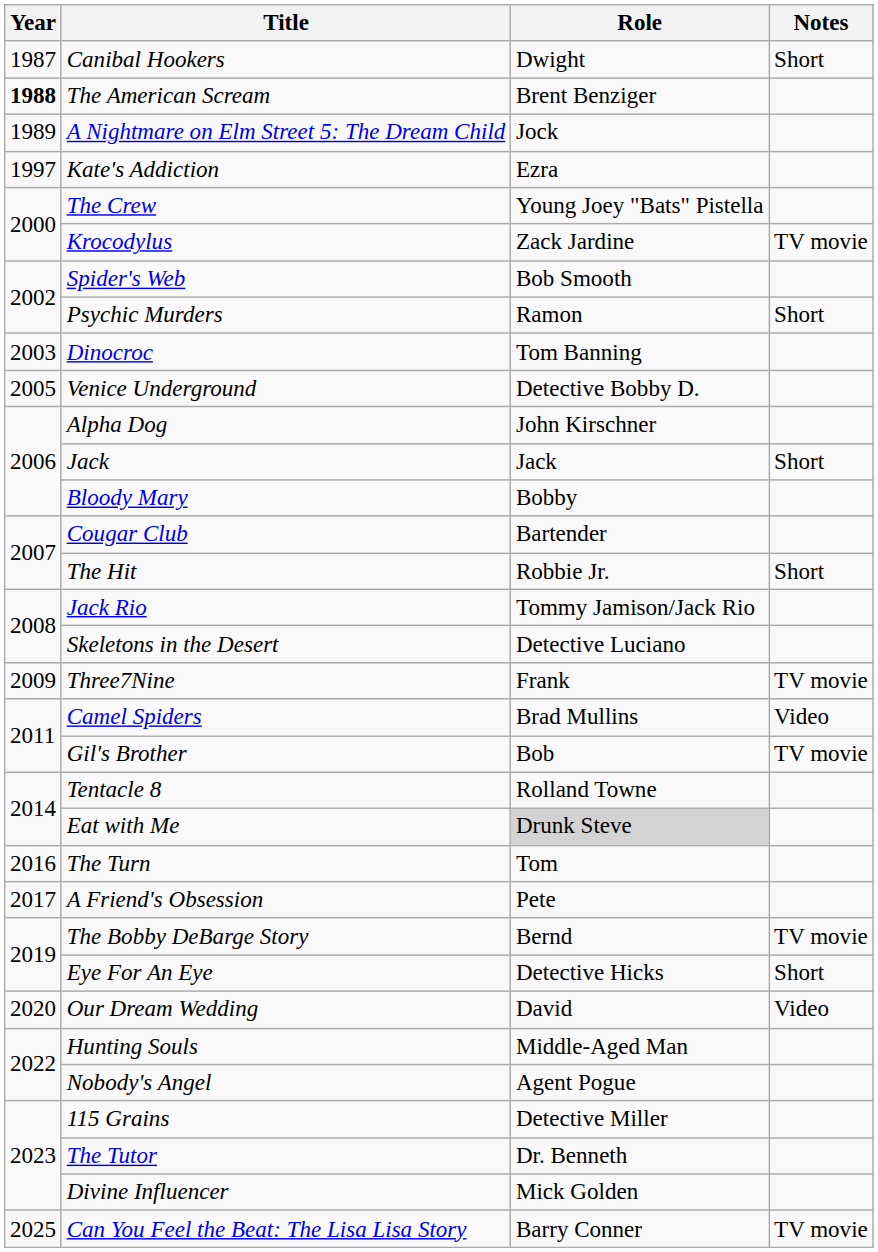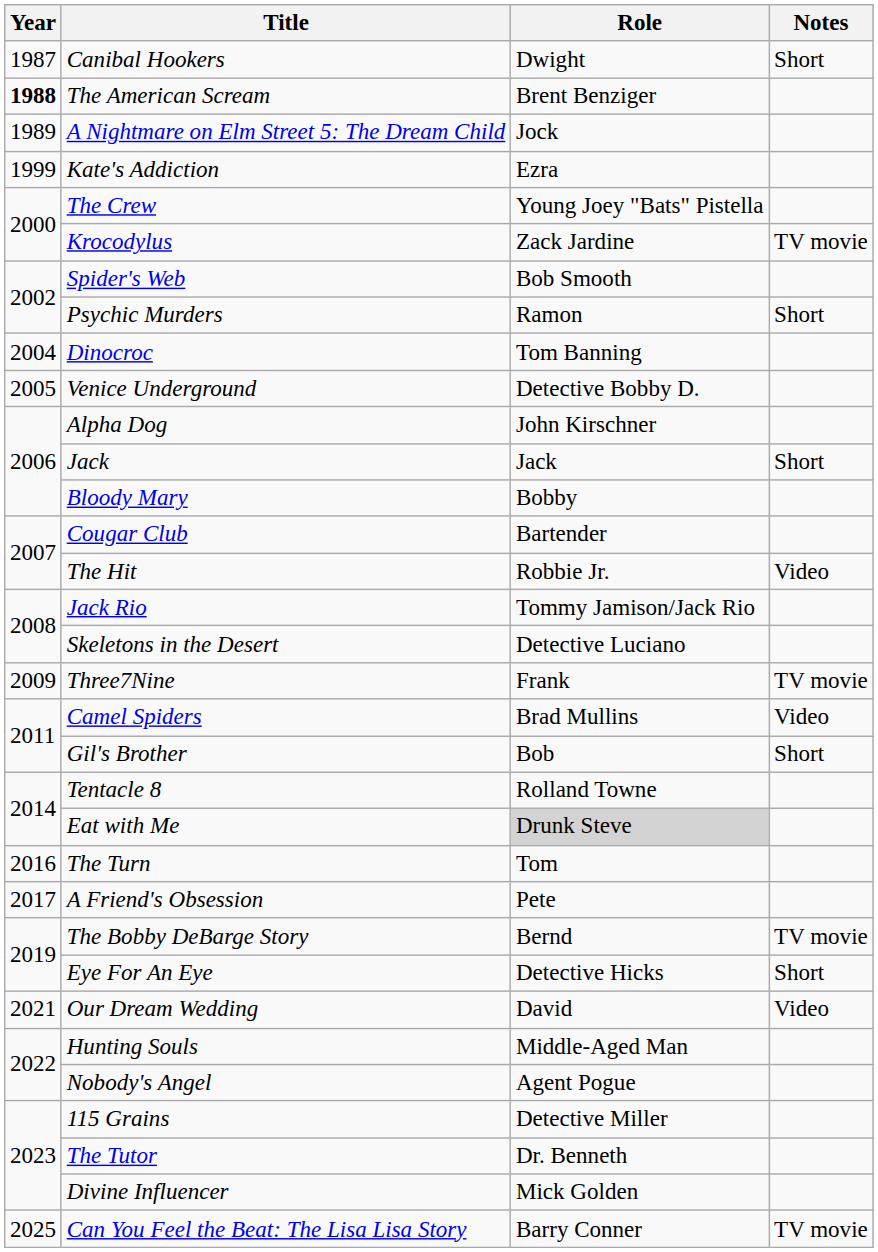(33, 168) 1997 -> (33, 168) 1999
(33, 351) 2003 -> (33, 351) 2004
(799, 570) Short -> (802, 570) Video
(821, 753) TV movie -> (799, 753) Short
(33, 1009) 2020 -> (33, 1009) 2021
